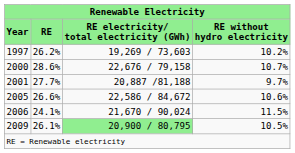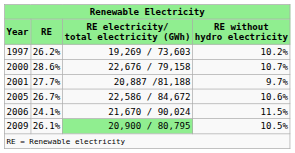(46, 96) 26.6% -> (46, 96) 26.7%
